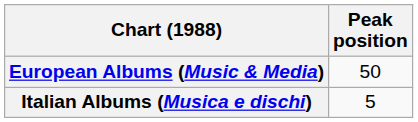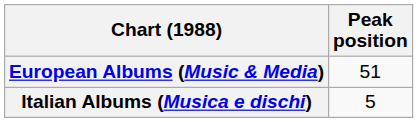(370, 71) 50 -> (370, 71) 51
